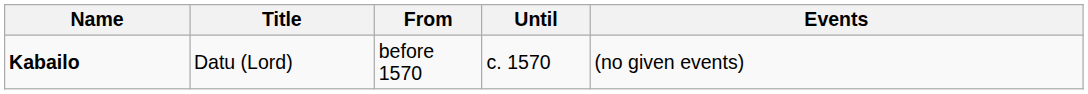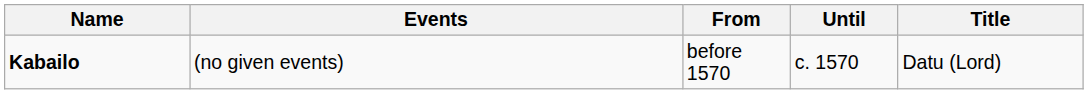columns swapped: (282, 19) <-> (836, 19)
